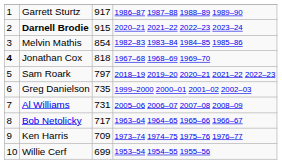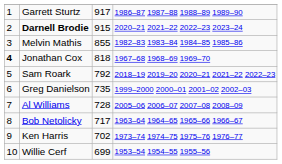(102, 43) 854 -> (102, 43) 855
(102, 74) 797 -> (102, 74) 792
(102, 105) 731 -> (102, 105) 728
(102, 136) 709 -> (102, 136) 702
